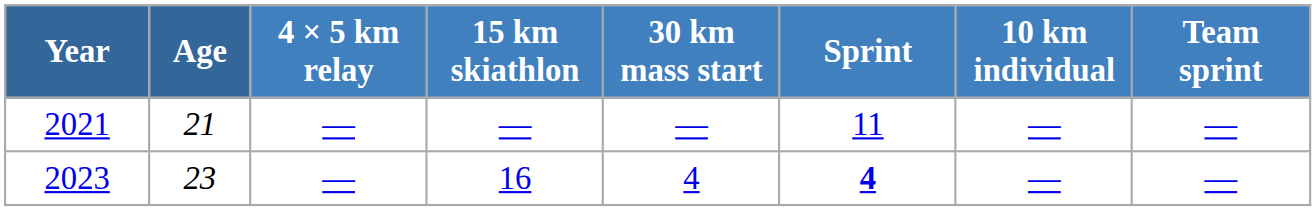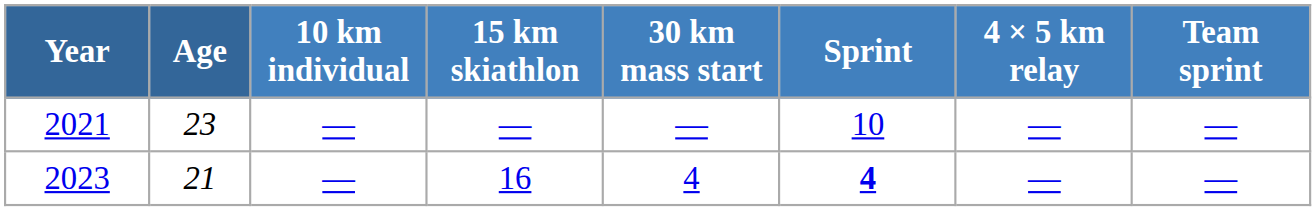columns swapped: (1044, 50) <-> (339, 50)
(200, 124) 21 -> (200, 124) 23
(868, 124) 11 -> (868, 124) 10
(200, 178) 23 -> (200, 178) 21
